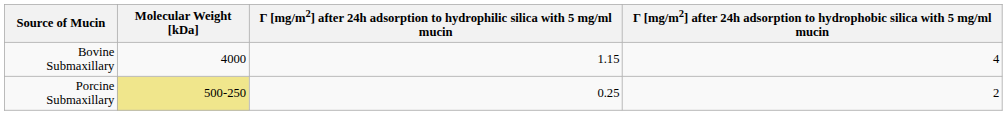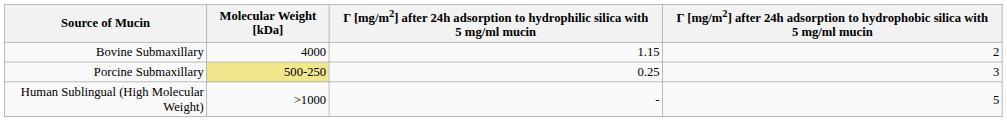(996, 59) 4 -> (996, 52) 2
(996, 93) 2 -> (996, 72) 3
+ row: (112, 99)
